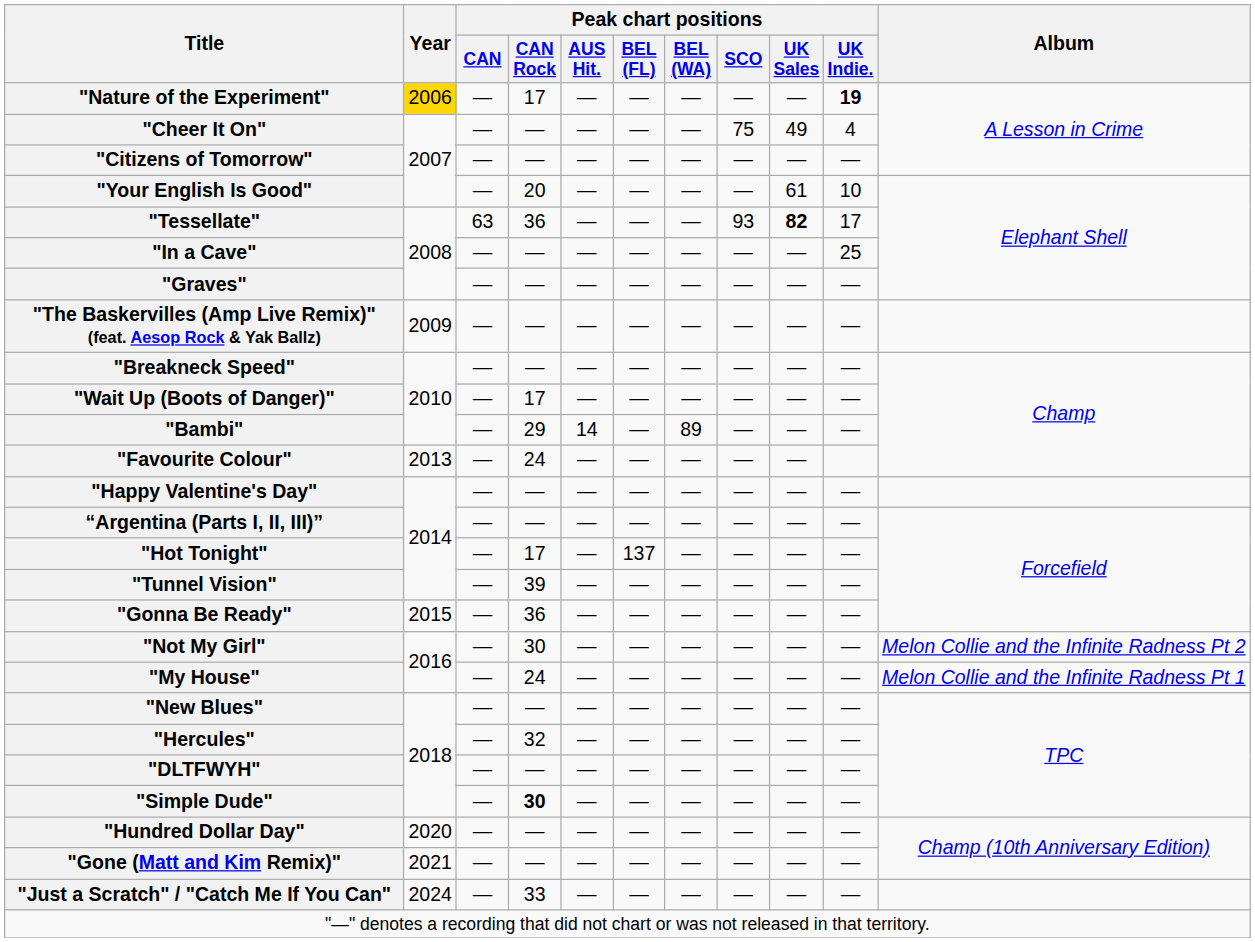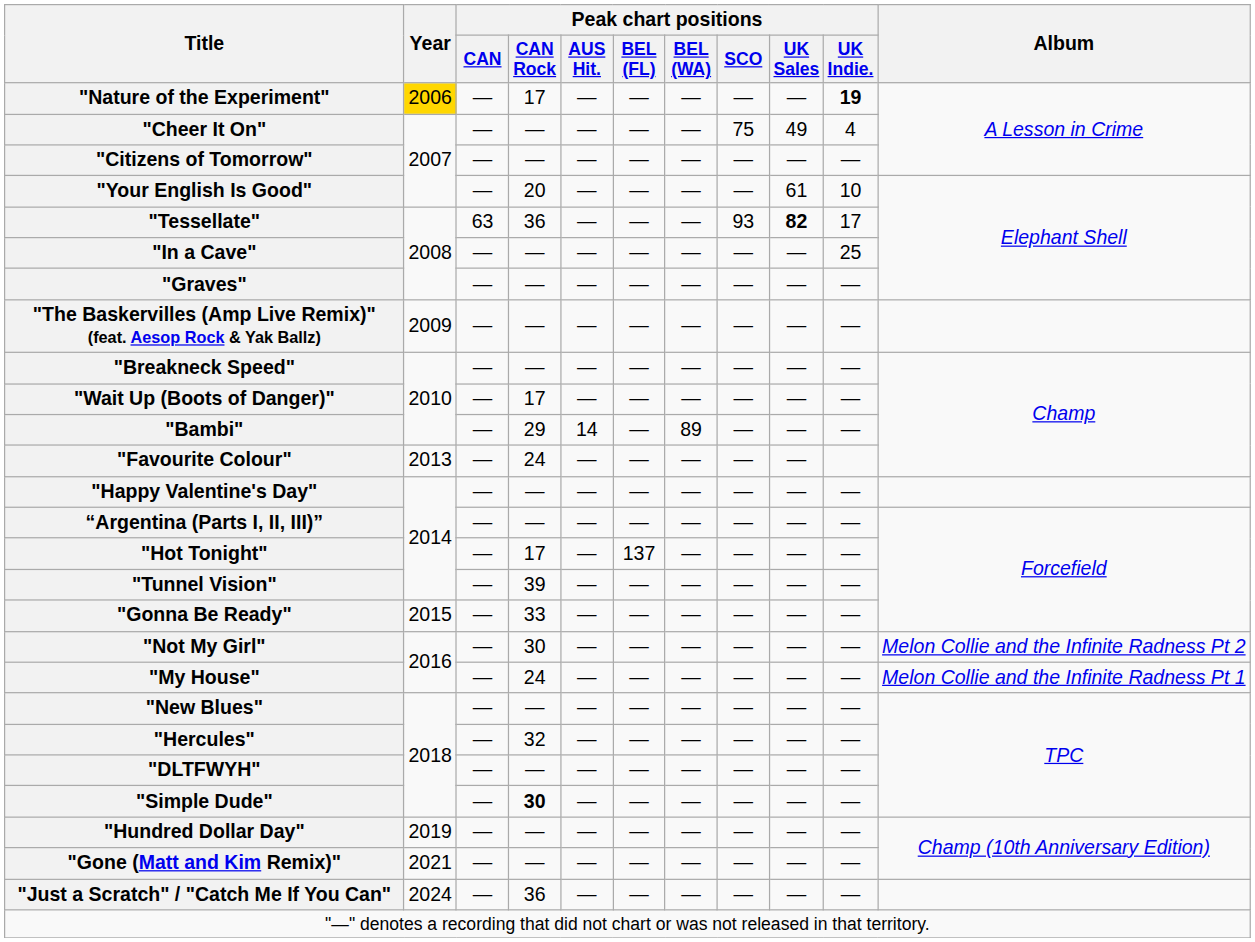(535, 615) 36 -> (535, 615) 33
(430, 832) 2020 -> (430, 832) 2019
(535, 894) 33 -> (535, 894) 36
